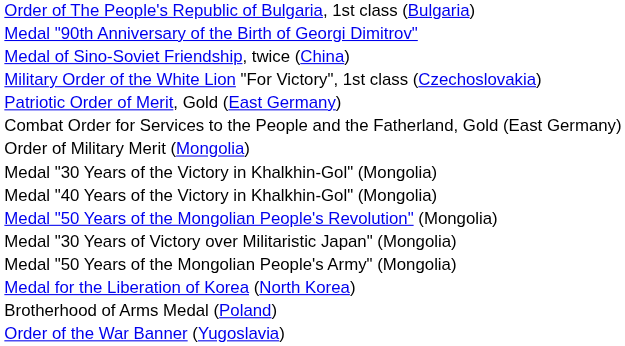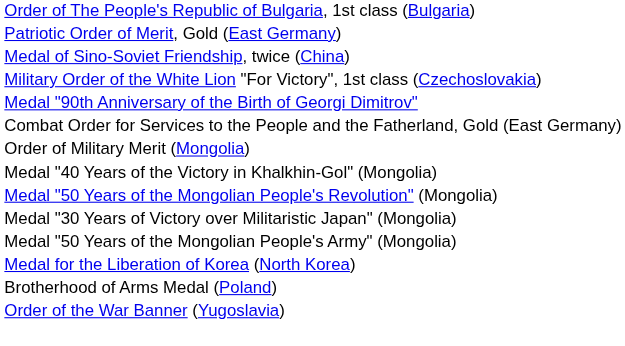rows swapped: (211, 33) <-> (173, 102)
- row: (221, 172)
